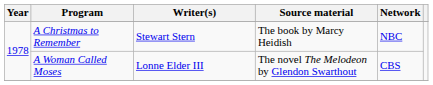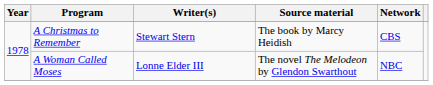(391, 36) NBC -> (390, 36) CBS
(390, 65) CBS -> (391, 65) NBC
